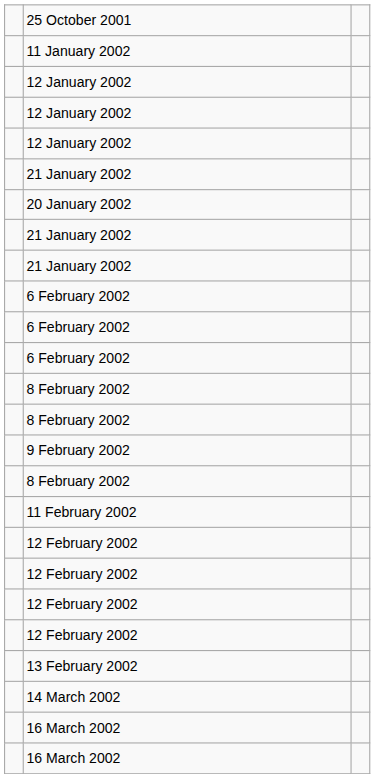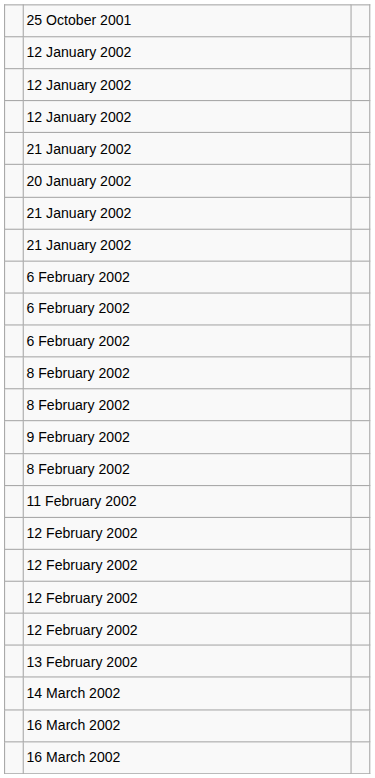- row: (14, 51)
